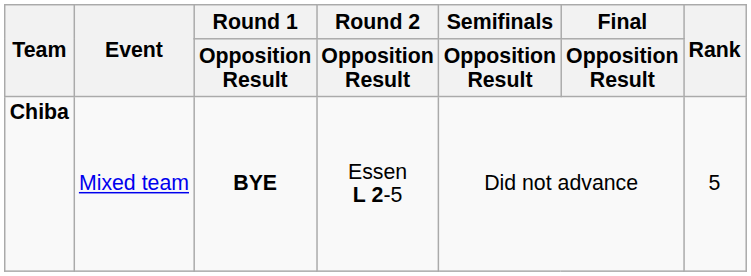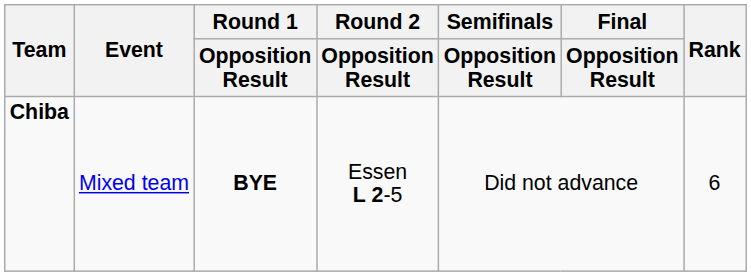(715, 184) 5 -> (715, 184) 6
